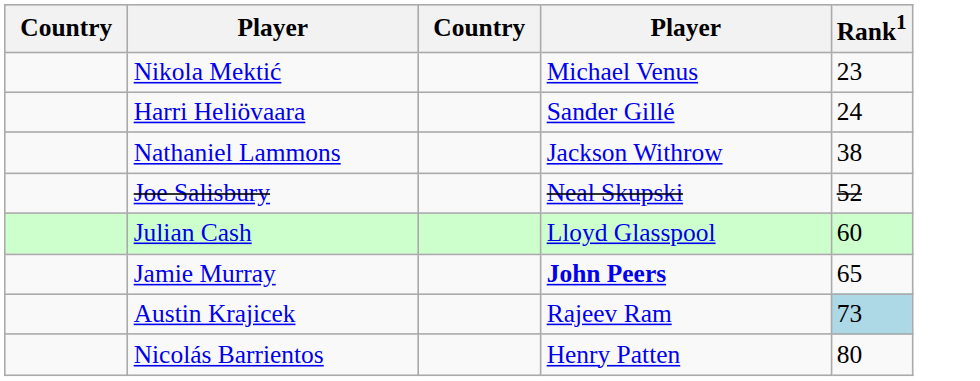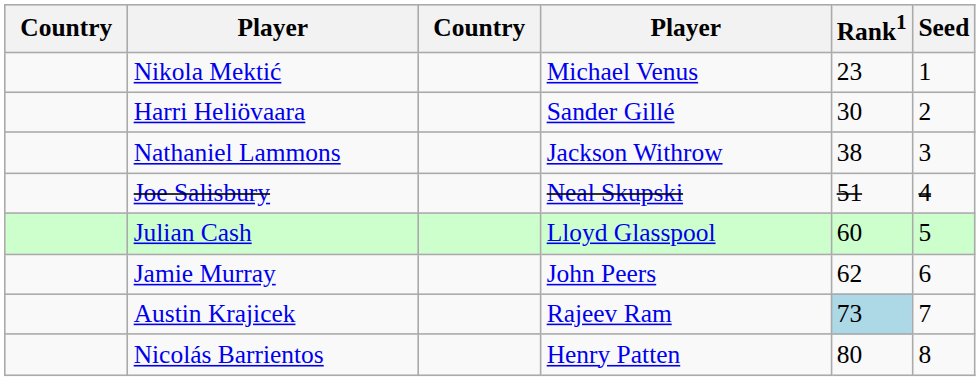+ column: (944, 28)
(849, 112) 24 -> (849, 112) 30
(849, 192) 52 -> (849, 192) 51
(606, 273) bold -> (601, 273) normal
(849, 273) 65 -> (849, 273) 62
